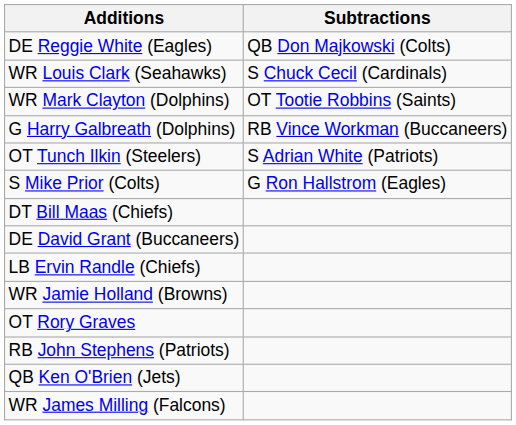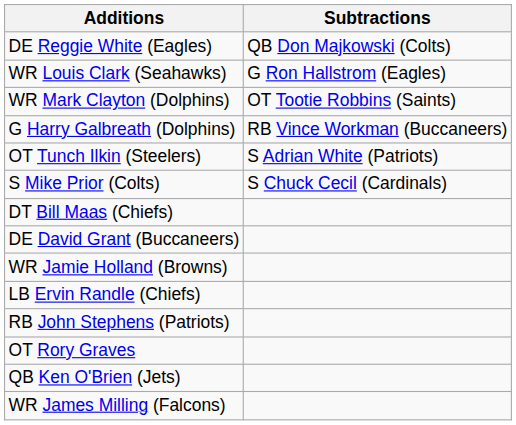(347, 73) S Chuck Cecil (Cardinals) -> (347, 73) G Ron Hallstrom (Eagles)
(347, 184) G Ron Hallstrom (Eagles) -> (347, 184) S Chuck Cecil (Cardinals)
rows swapped: (118, 294) <-> (105, 267)
rows swapped: (72, 322) <-> (119, 350)
